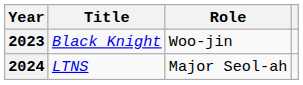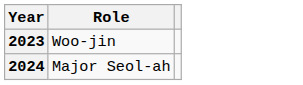- column: (107, 17)
